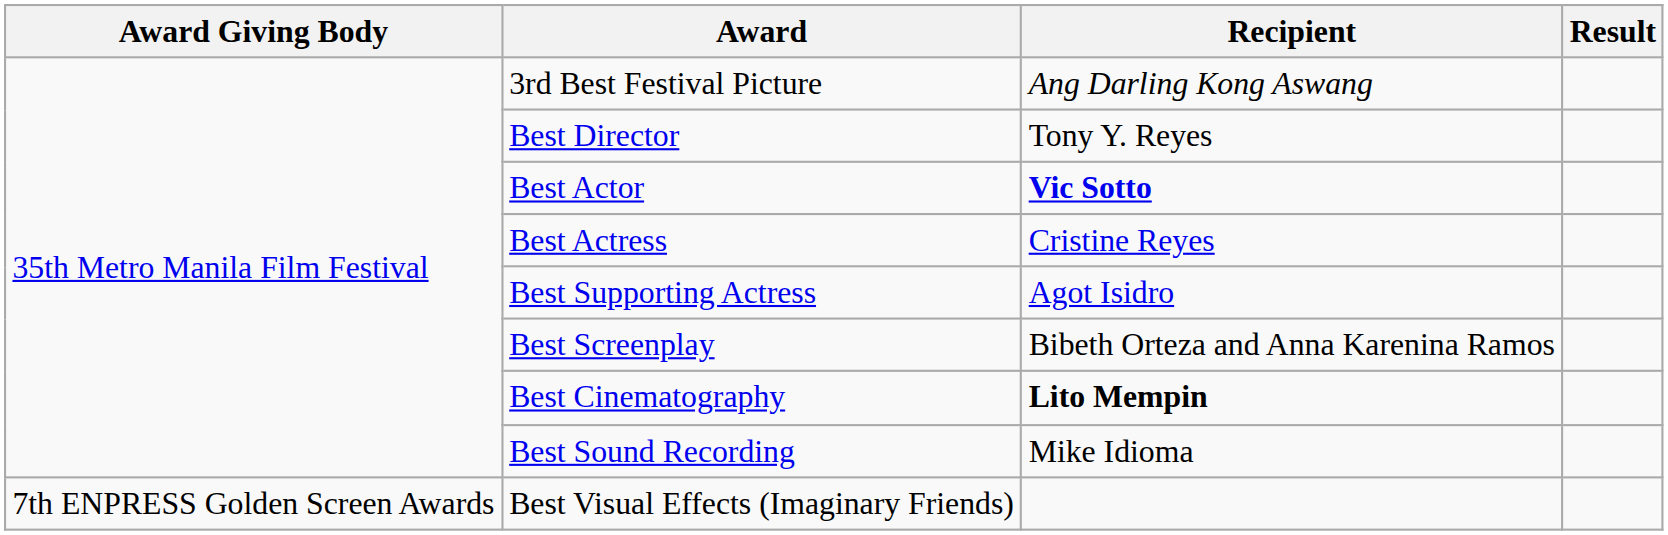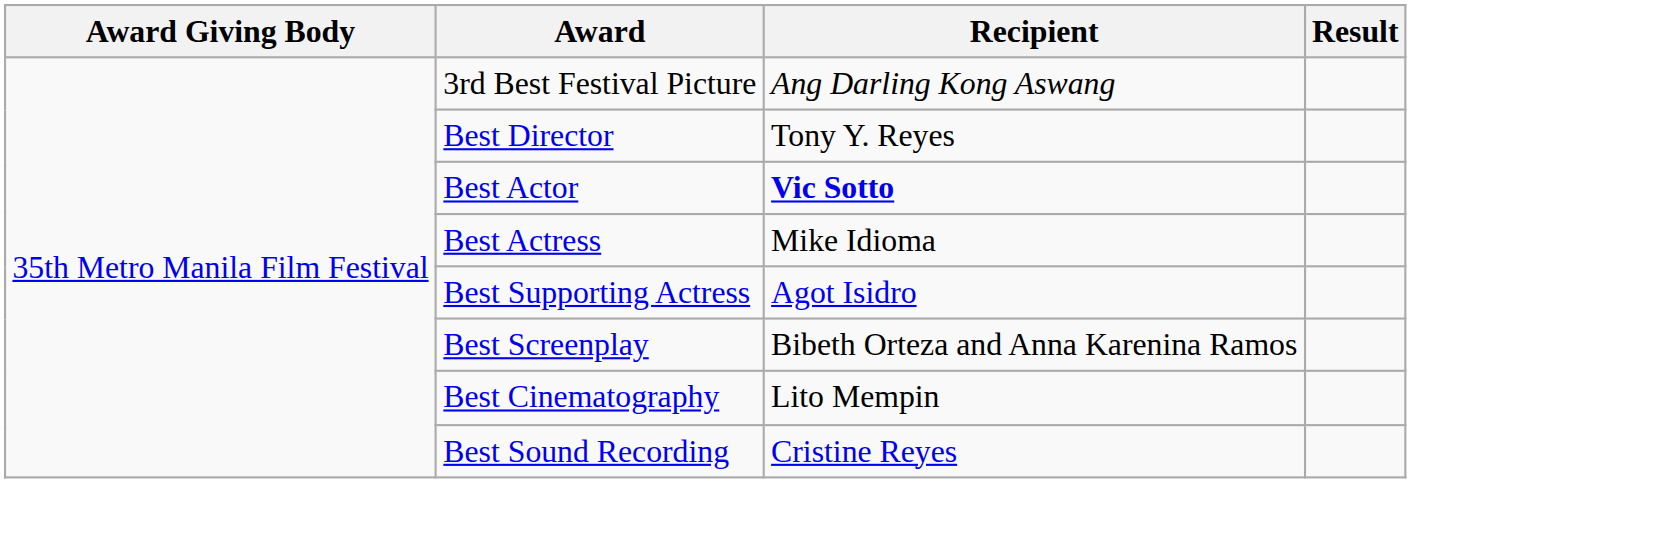(1122, 240) Cristine Reyes -> (854, 240) Mike Idioma
(1118, 397) bold -> (855, 397) normal
(1111, 449) Mike Idioma -> (864, 449) Cristine Reyes
- row: (762, 502)
